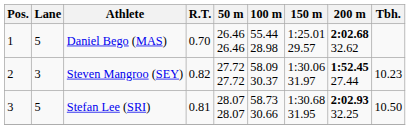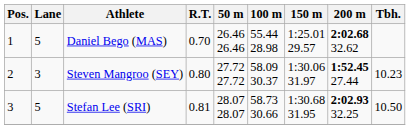(200, 74) 0.82 -> (200, 74) 0.80
